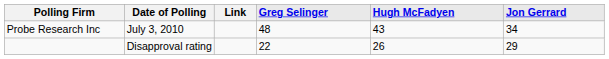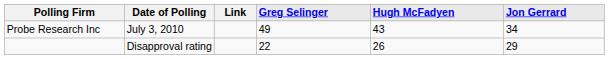(265, 29) 48 -> (265, 29) 49
